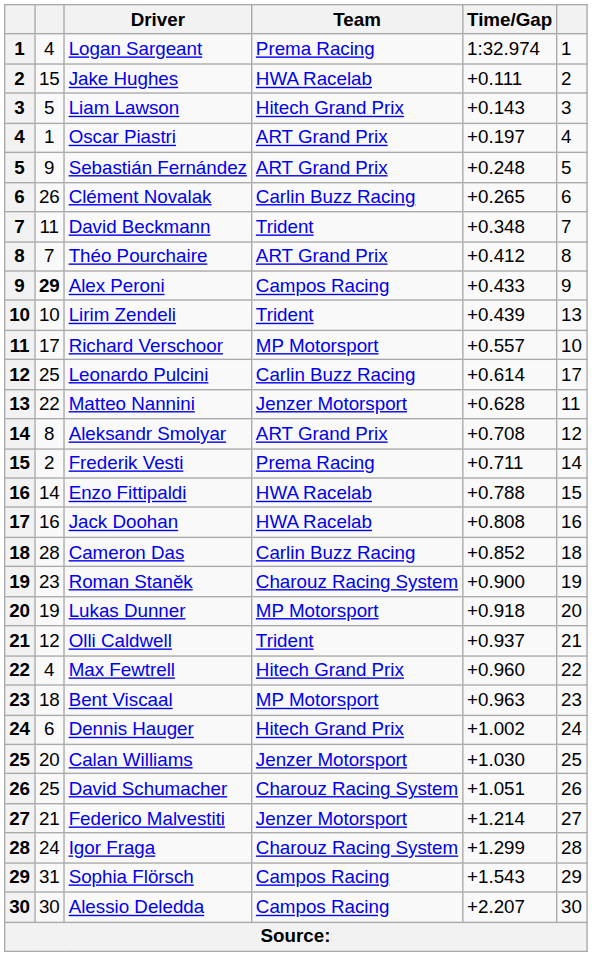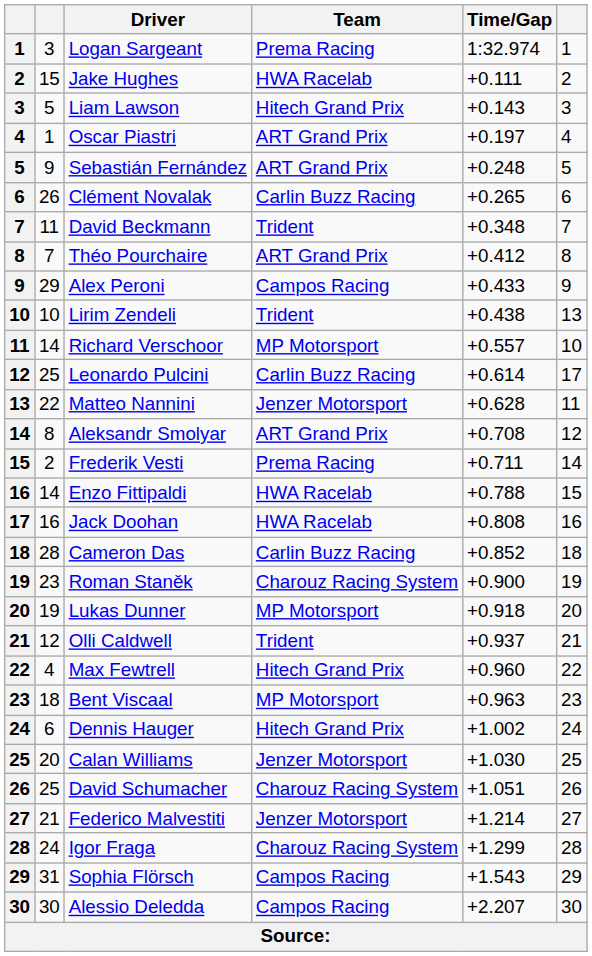(49, 49) 4 -> (49, 49) 3
(49, 285) bold -> (49, 285) normal
(496, 315) +0.439 -> (496, 315) +0.438
(49, 344) 17 -> (49, 344) 14
